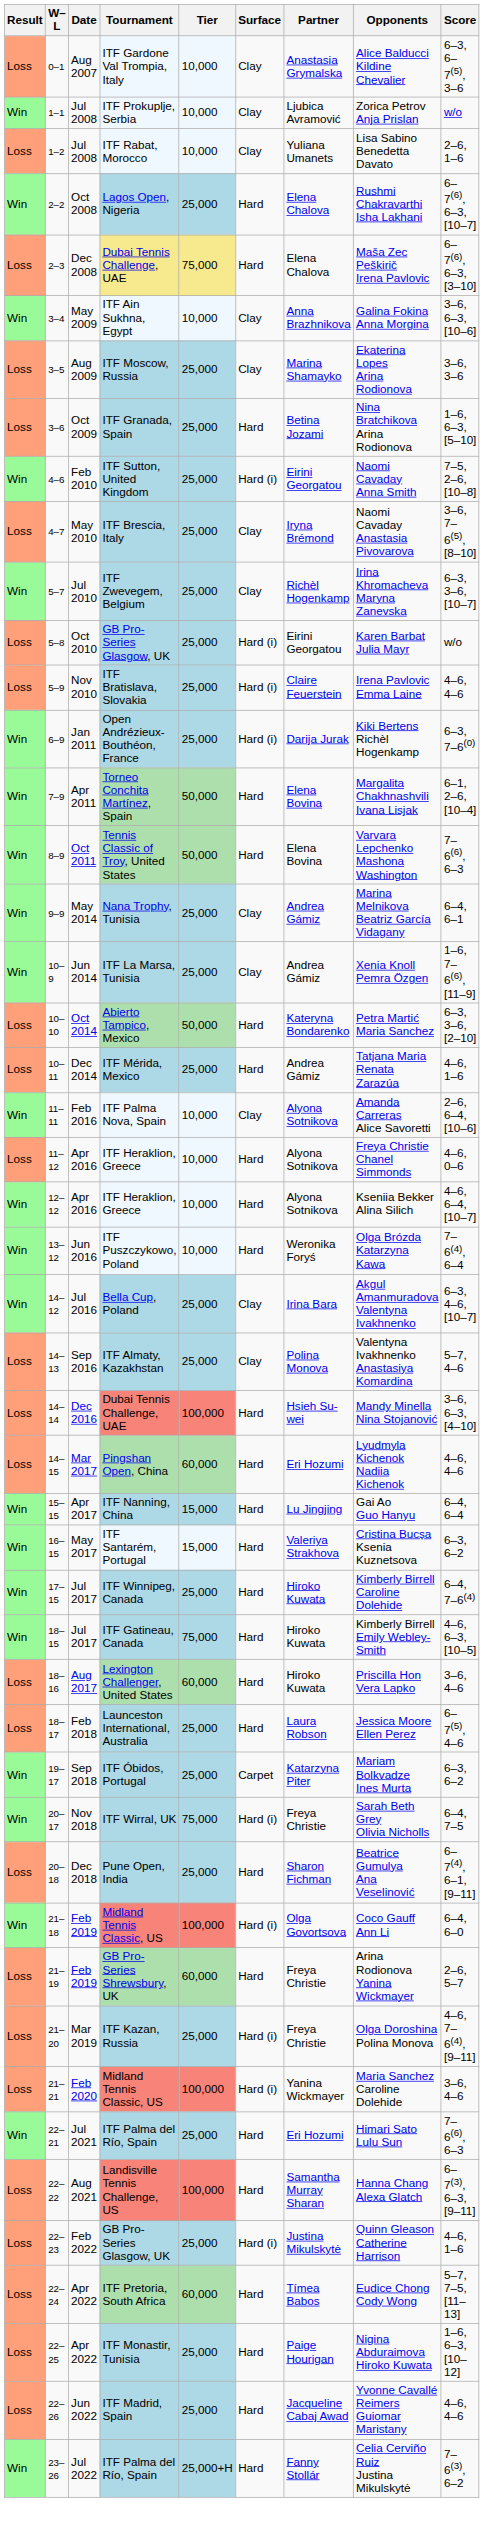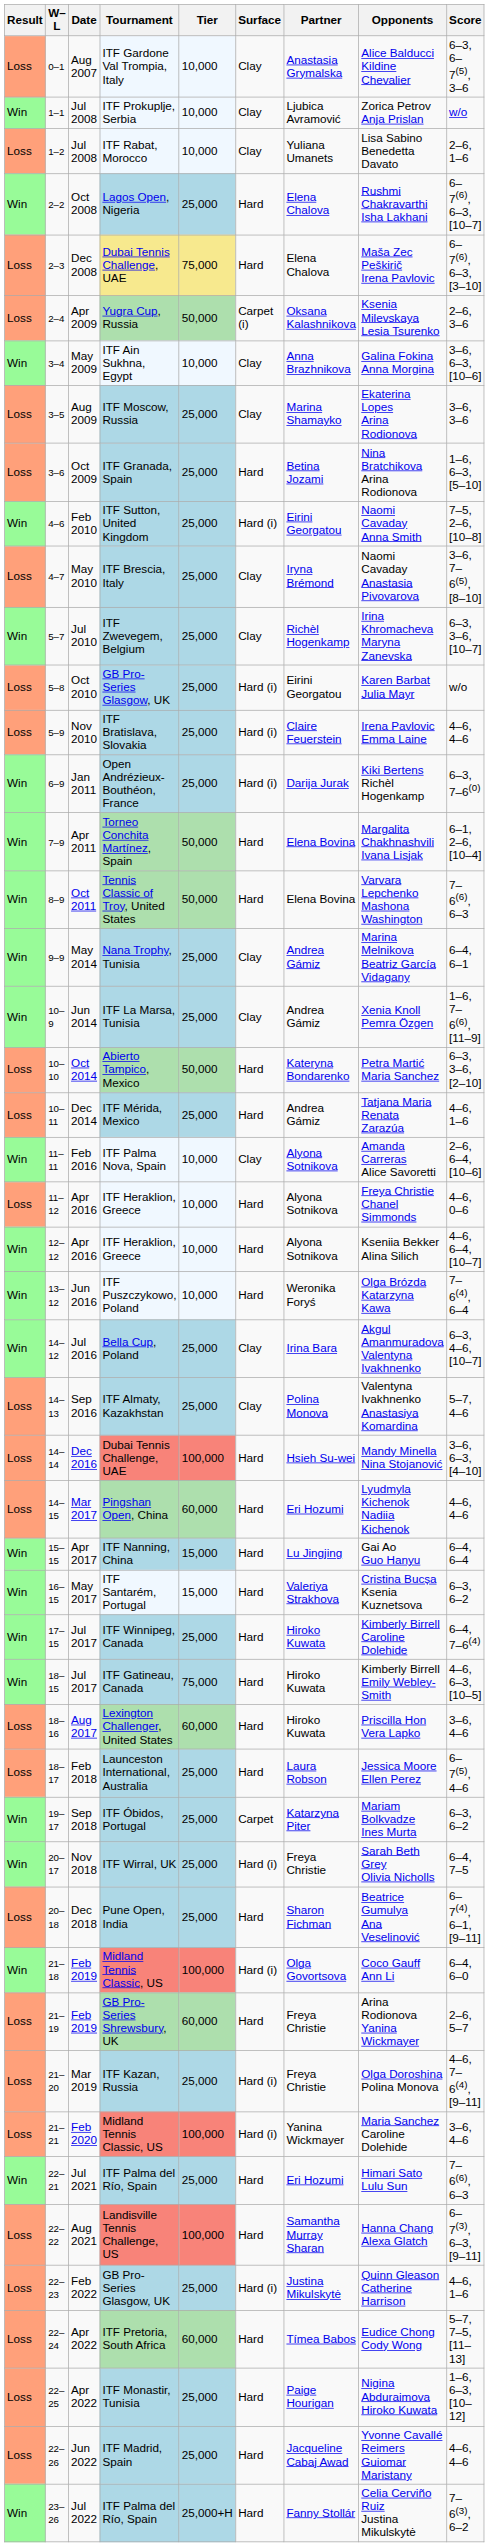+ row: (56, 319)
(200, 1819) 75,000 -> (200, 1864) 25,000
